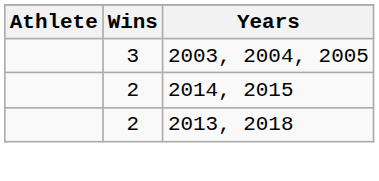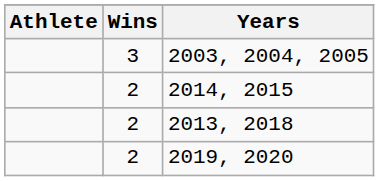+ row: (231, 158)
